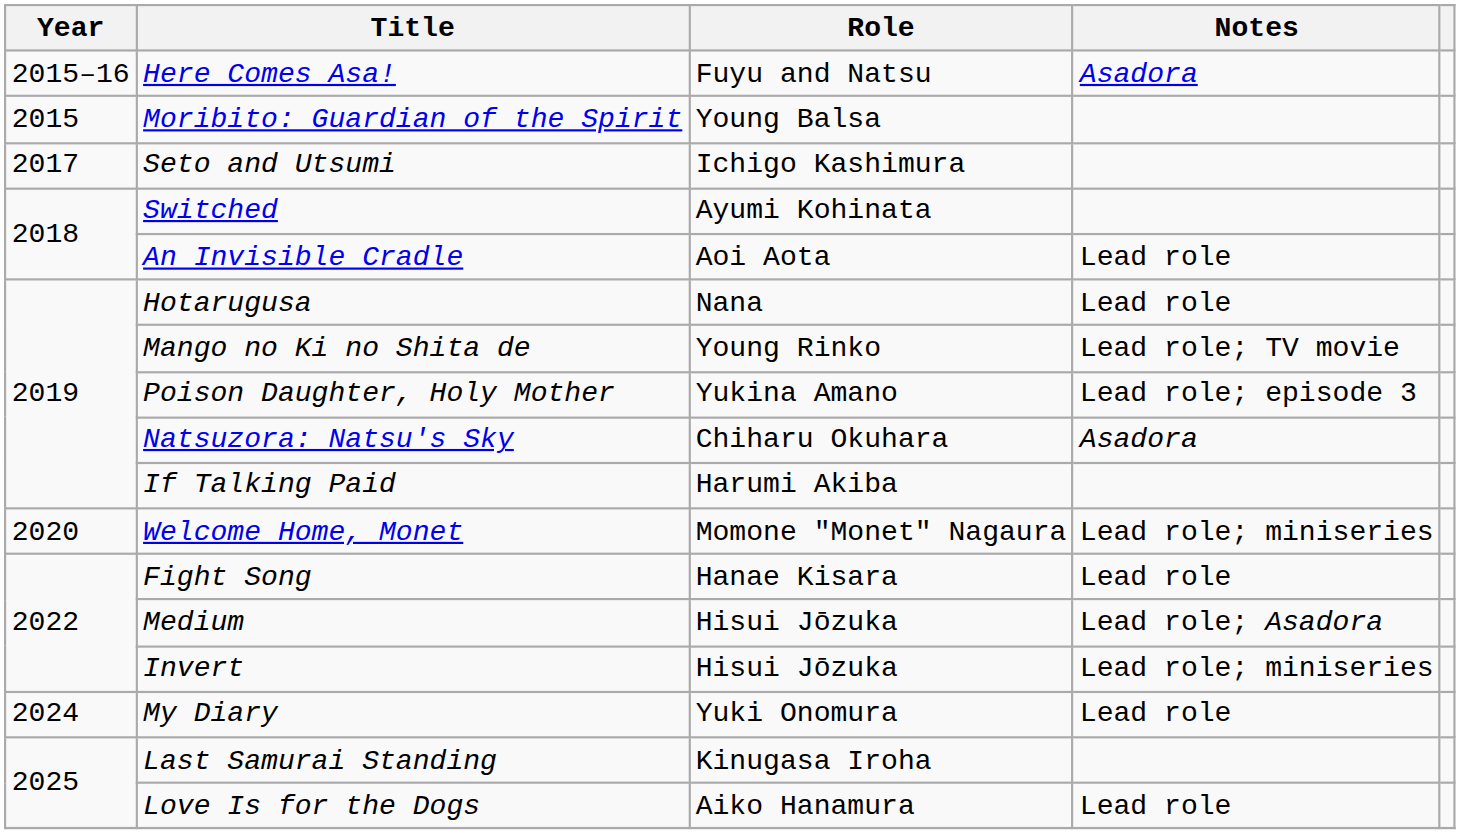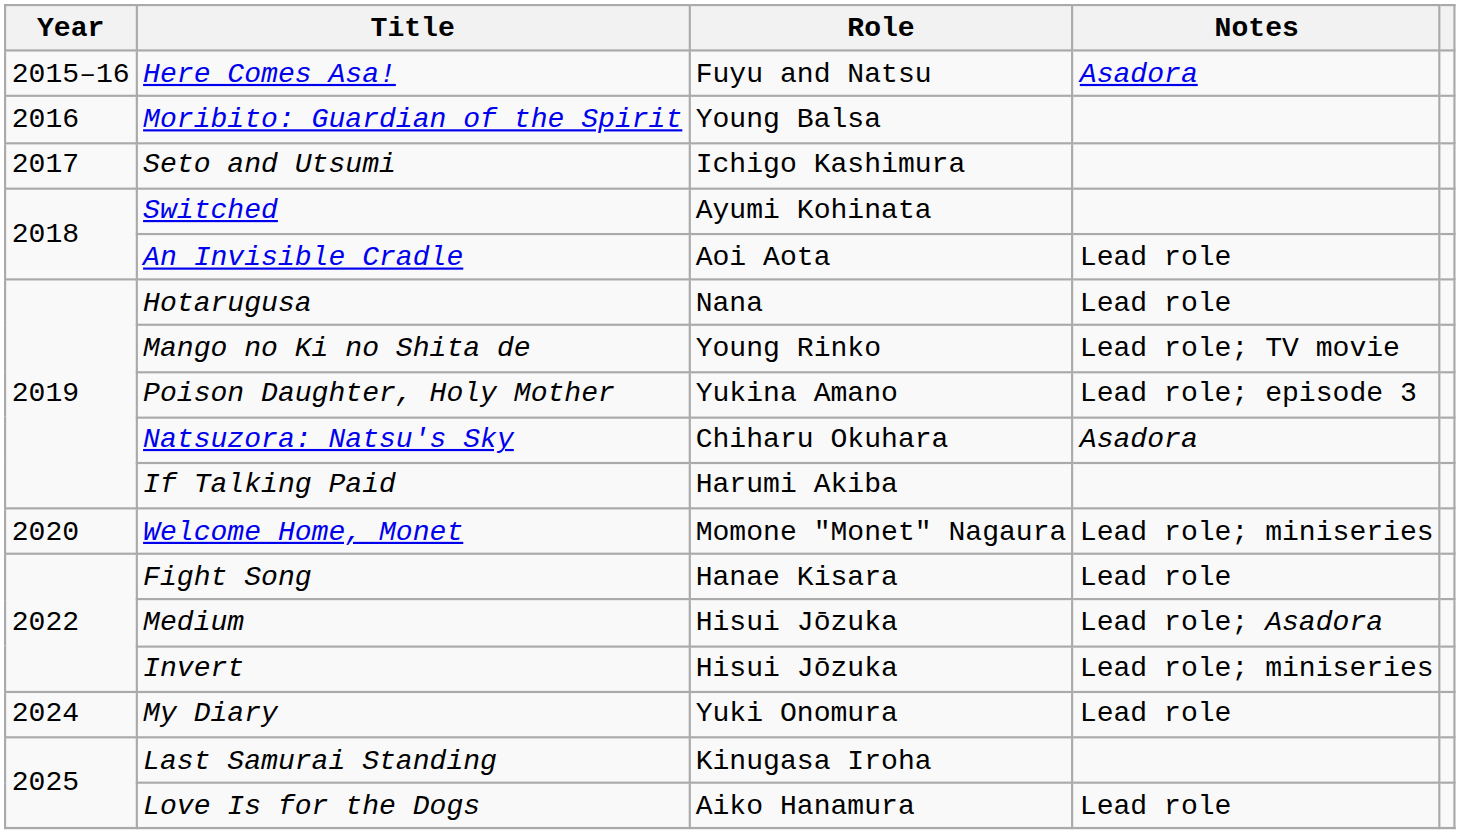(45, 119) 2015 -> (45, 119) 2016
